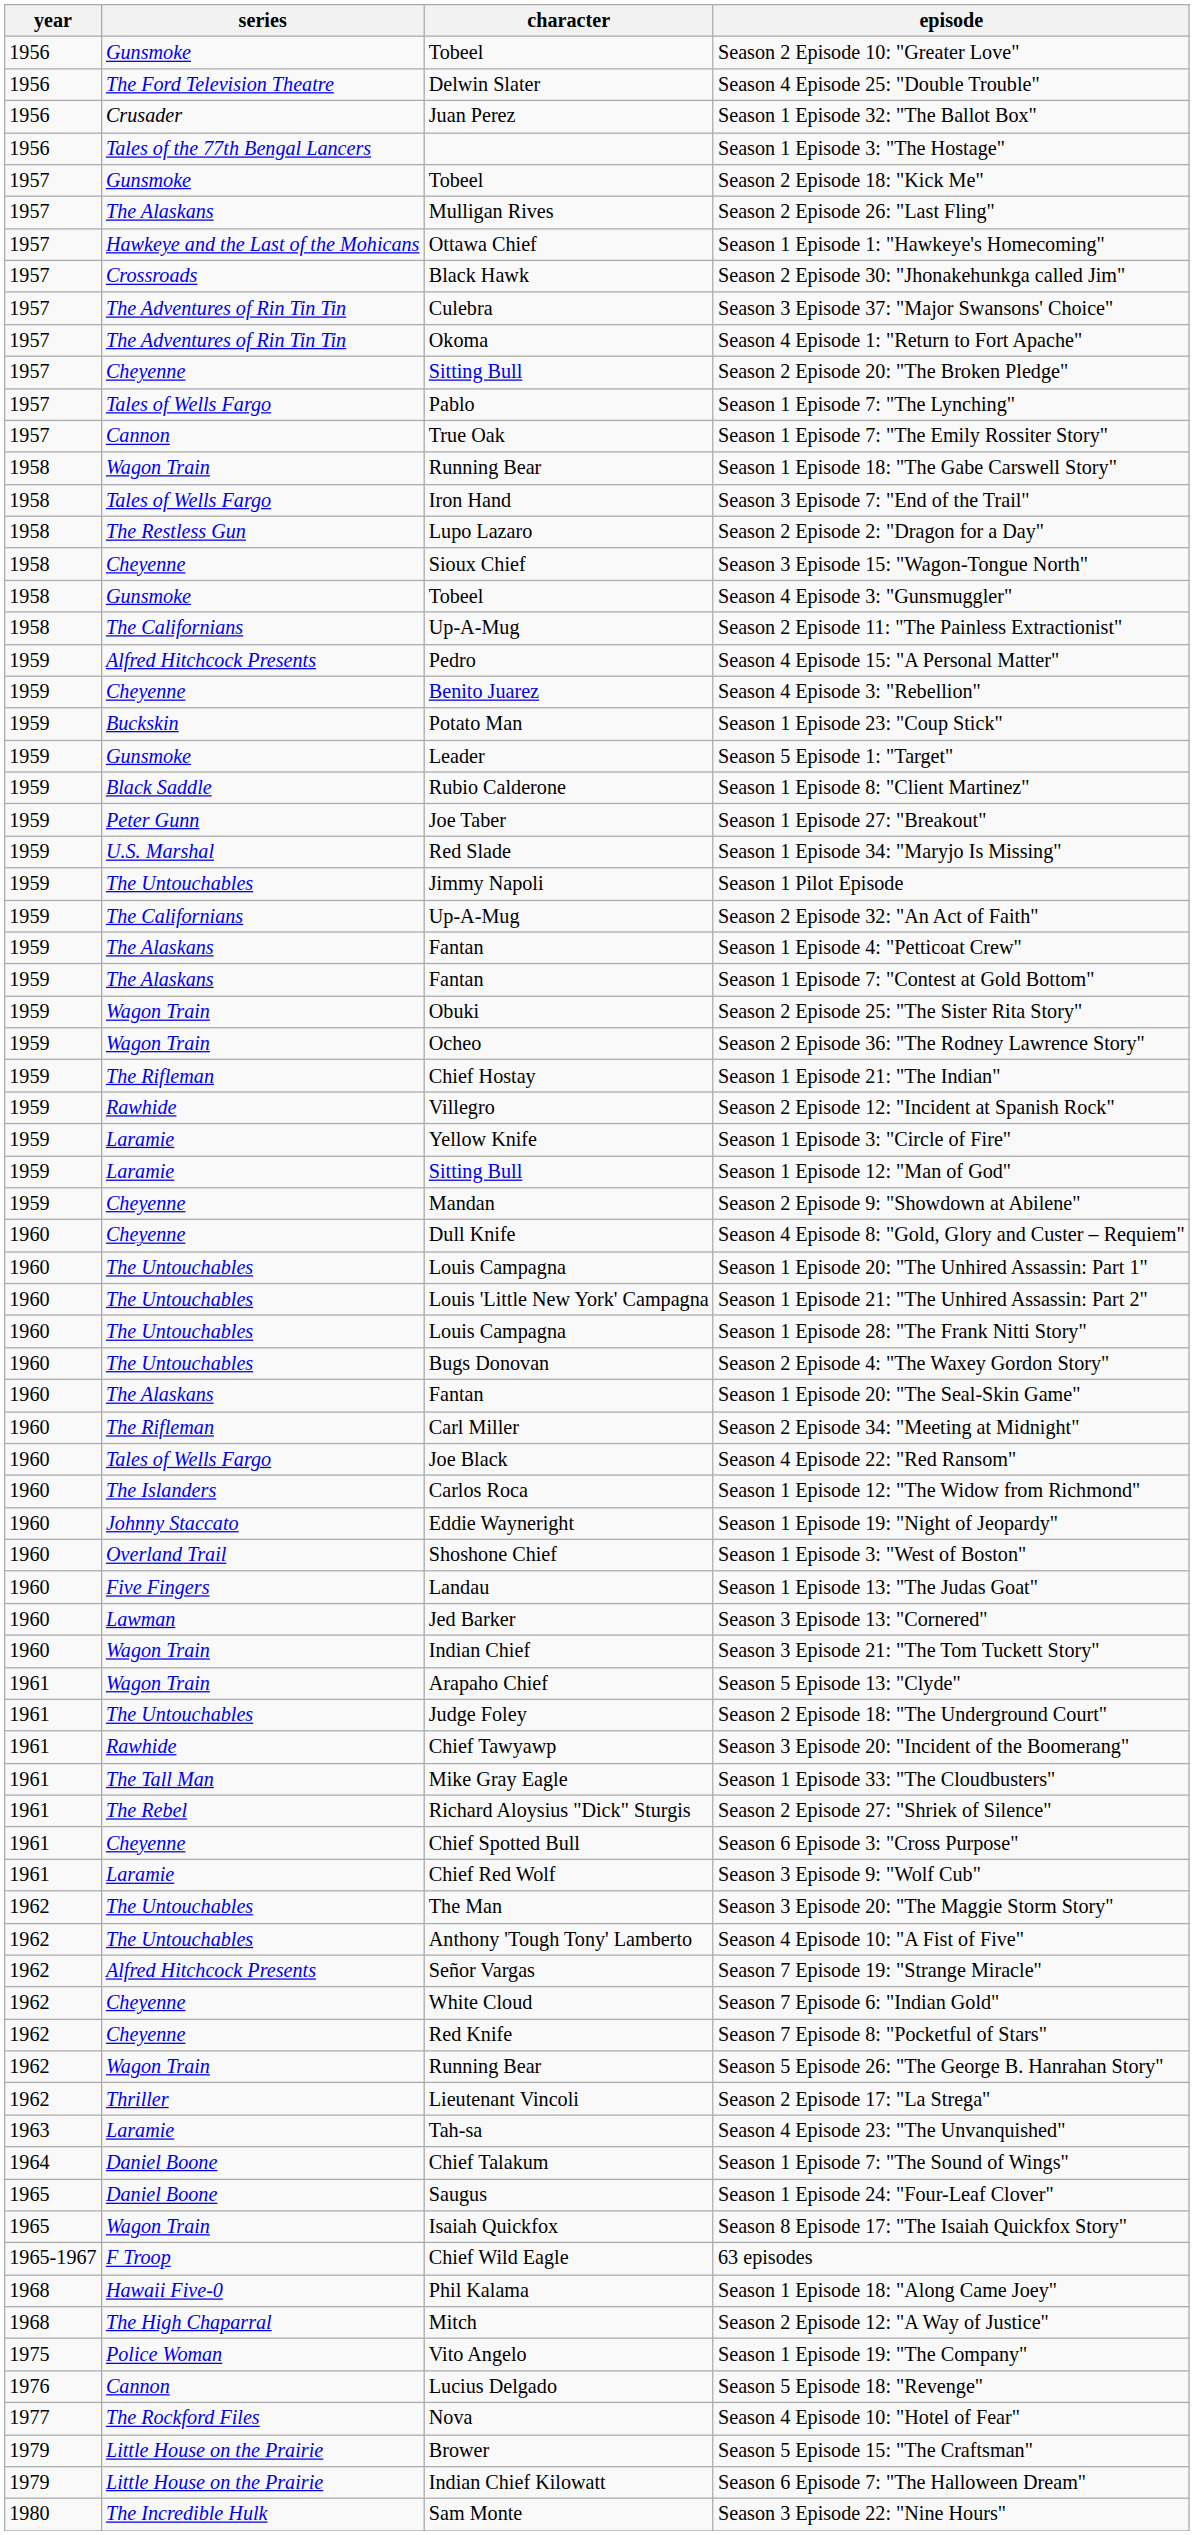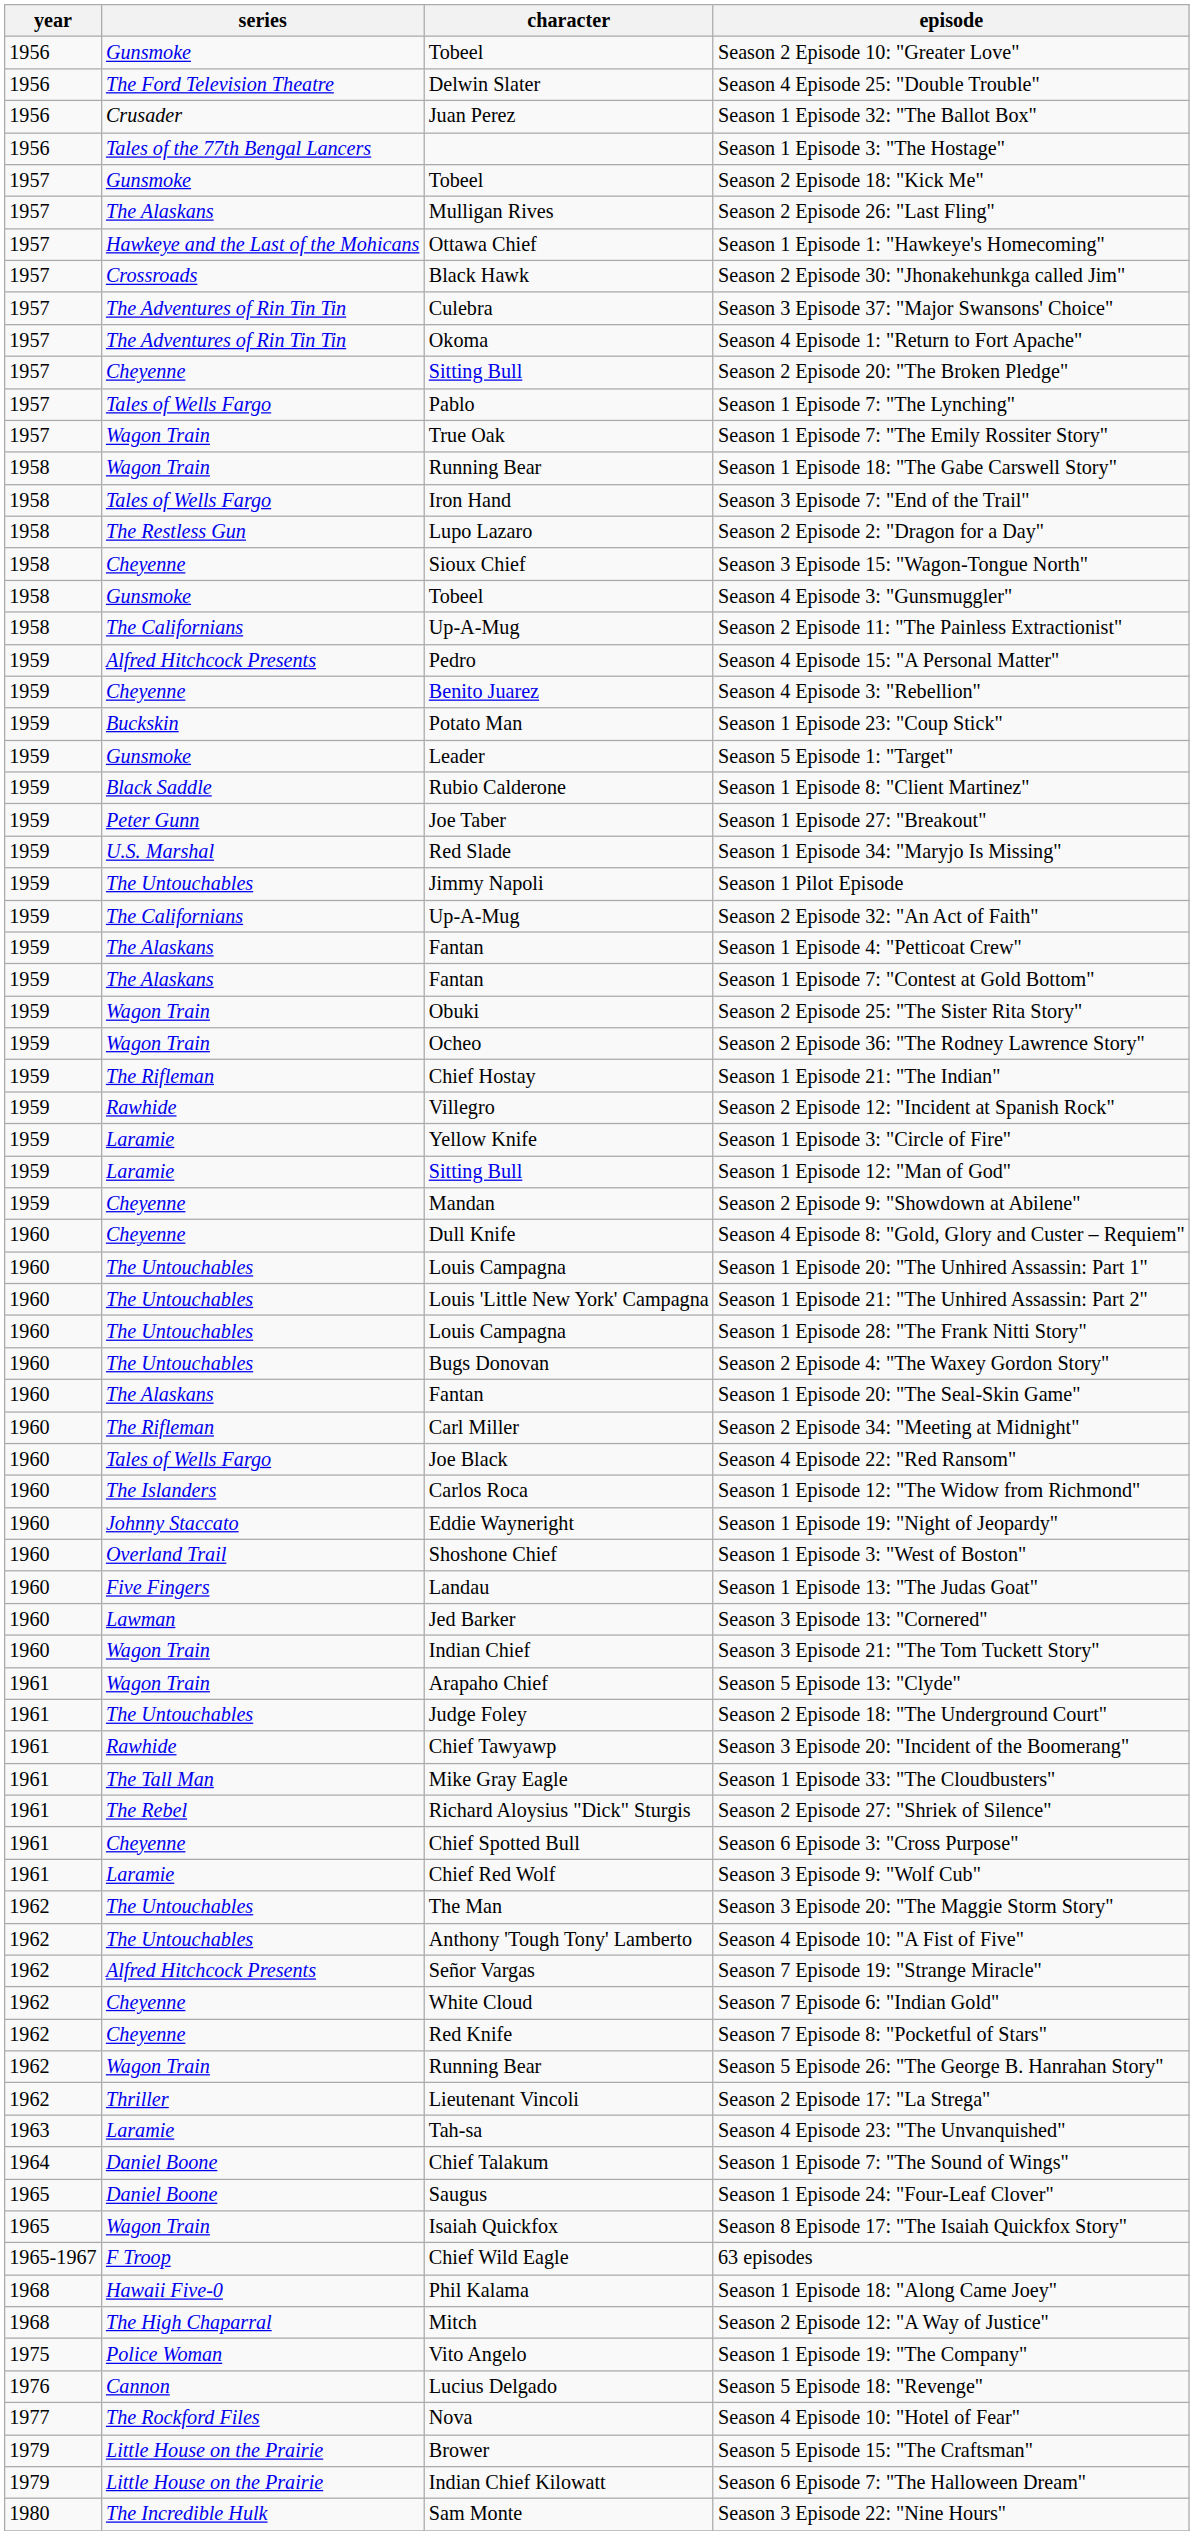(138, 436) Cannon -> (158, 436) Wagon Train
